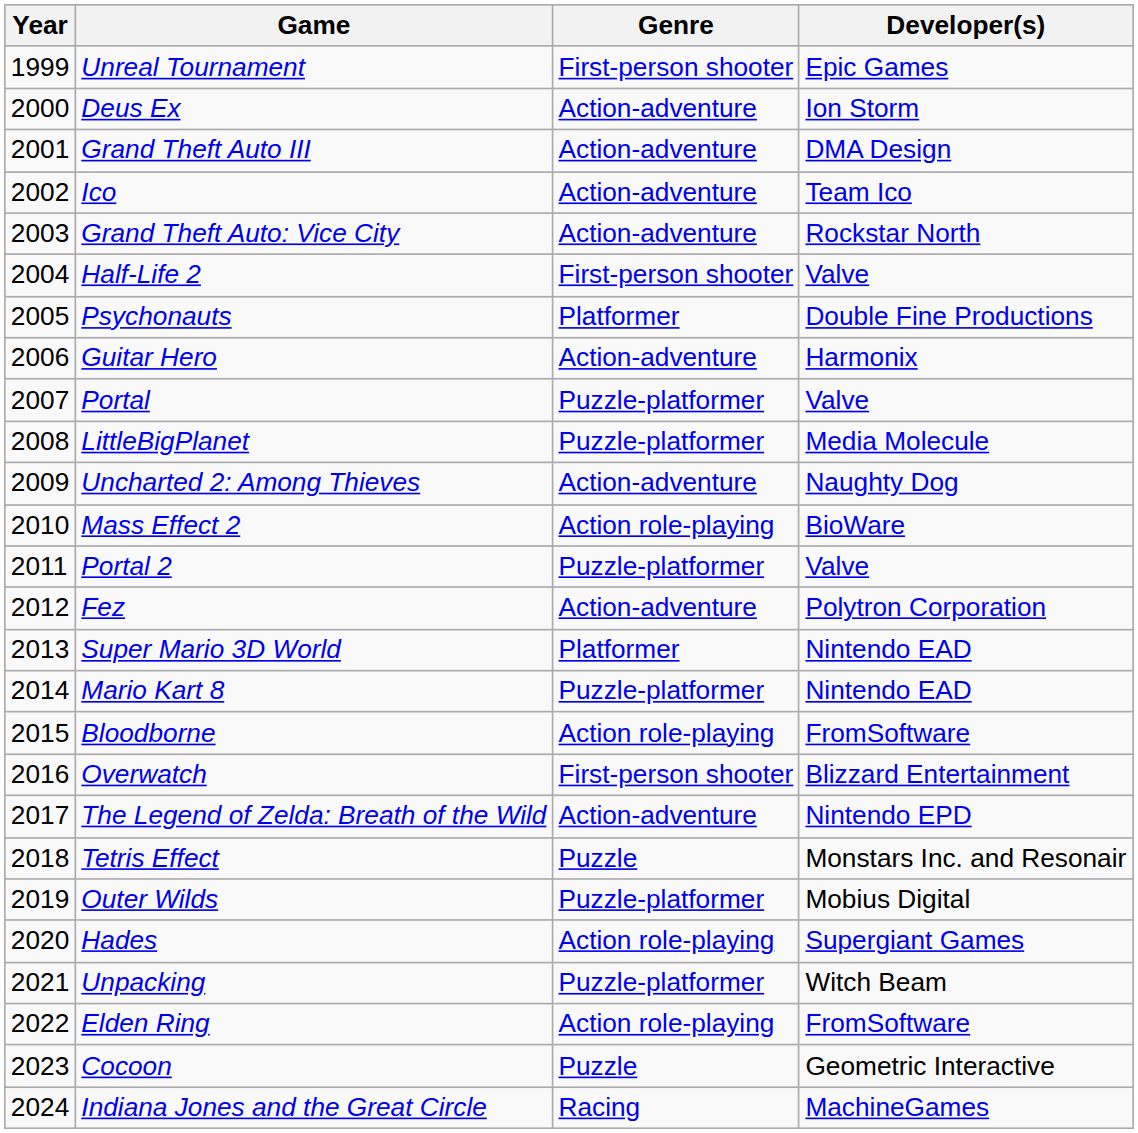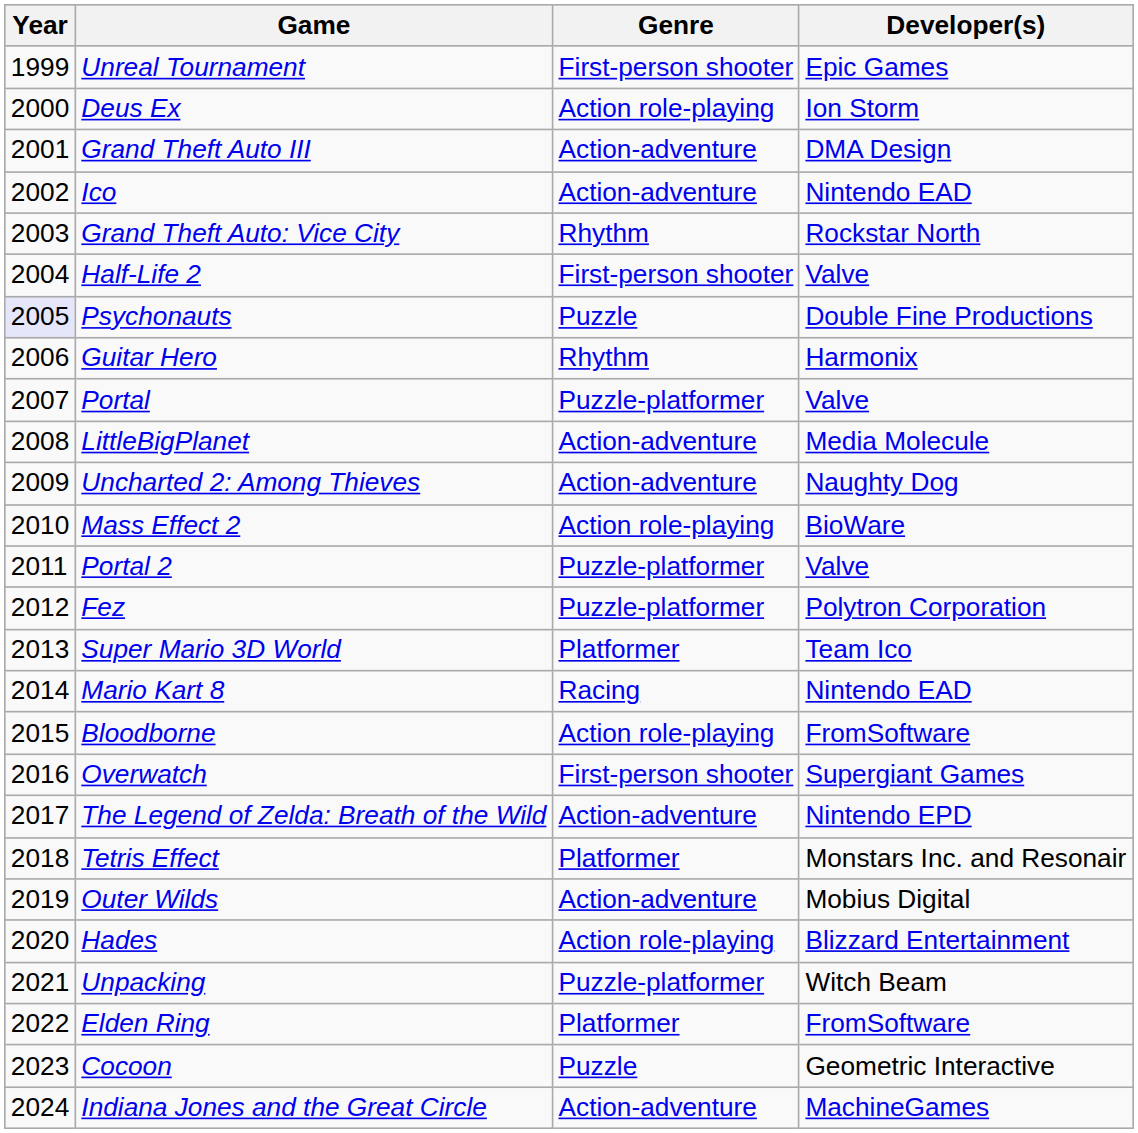(658, 108) Action-adventure -> (666, 108) Action role-playing
(859, 191) Team Ico -> (889, 191) Nintendo EAD
(658, 233) Action-adventure -> (604, 233) Rhythm
(40, 316) no background -> (40, 316) lavender background
(619, 316) Platformer -> (598, 316) Puzzle
(658, 358) Action-adventure -> (604, 358) Rhythm
(661, 441) Puzzle-platformer -> (658, 441) Action-adventure
(658, 607) Action-adventure -> (661, 607) Puzzle-platformer
(889, 649) Nintendo EAD -> (859, 649) Team Ico
(661, 691) Puzzle-platformer -> (599, 691) Racing
(937, 774) Blizzard Entertainment -> (915, 774) Supergiant Games
(598, 857) Puzzle -> (619, 857) Platformer
(661, 899) Puzzle-platformer -> (658, 899) Action-adventure
(915, 940) Supergiant Games -> (937, 940) Blizzard Entertainment
(666, 1024) Action role-playing -> (619, 1024) Platformer
(599, 1107) Racing -> (658, 1107) Action-adventure
